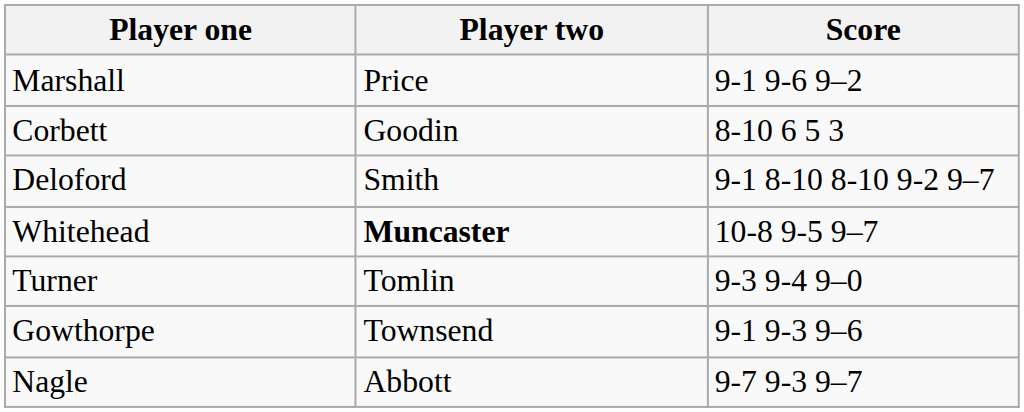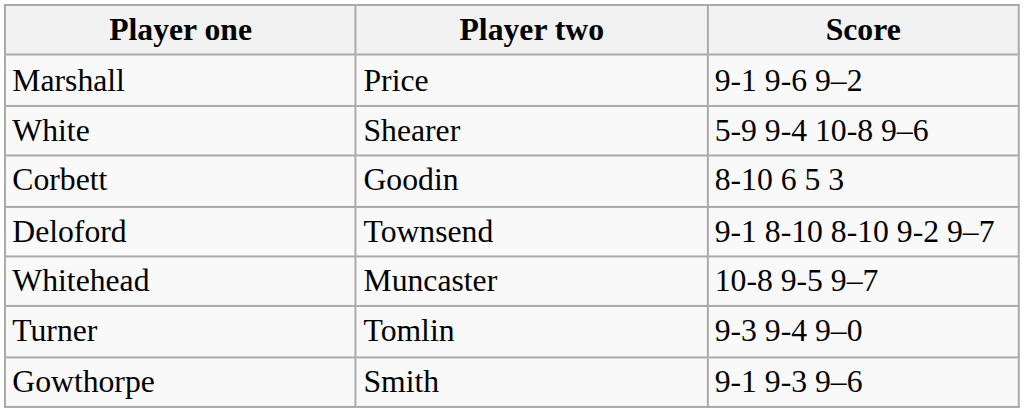+ row: (51, 130)
(401, 180) Smith -> (428, 230) Townsend
(437, 230) bold -> (430, 280) normal
(428, 331) Townsend -> (401, 381) Smith
- row: (50, 381)
